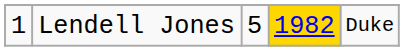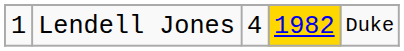(254, 26) 5 -> (254, 26) 4
